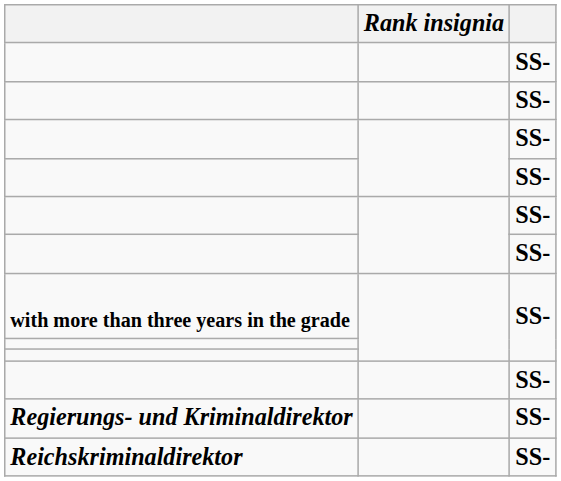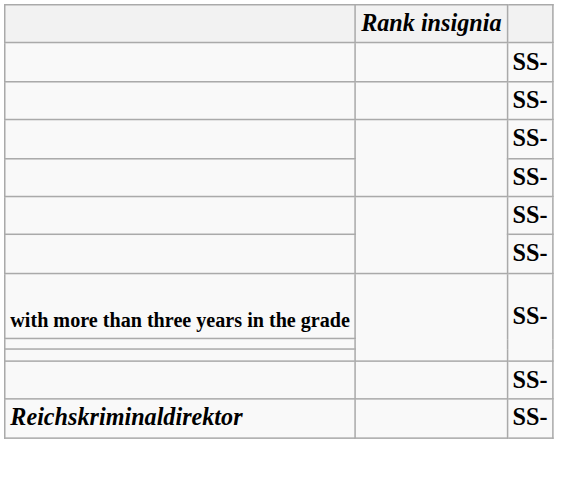- row: (181, 417)
